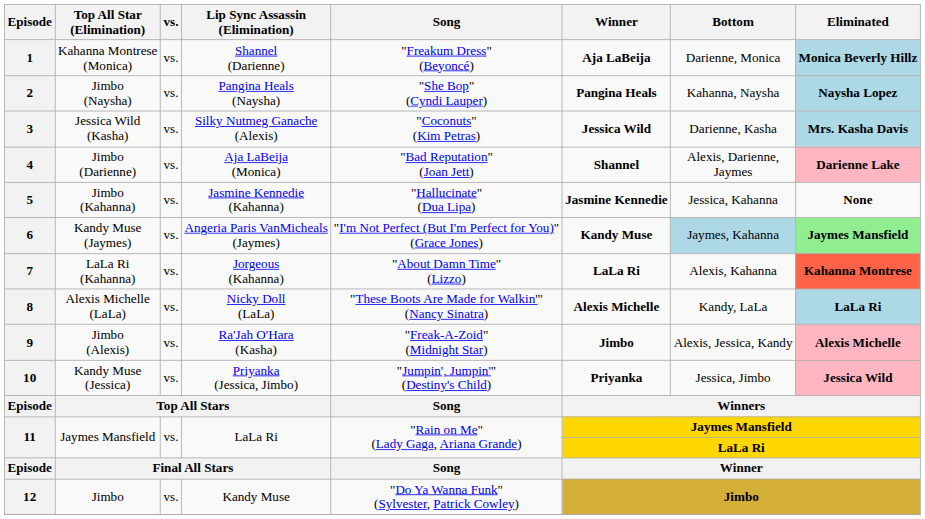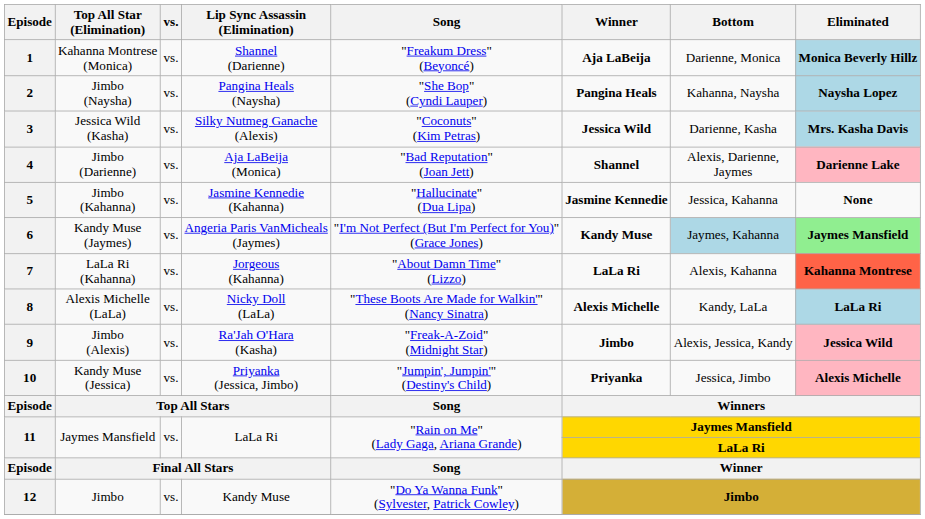(858, 342) Alexis Michelle -> (858, 342) Jessica Wild
(858, 377) Jessica Wild -> (858, 377) Alexis Michelle
